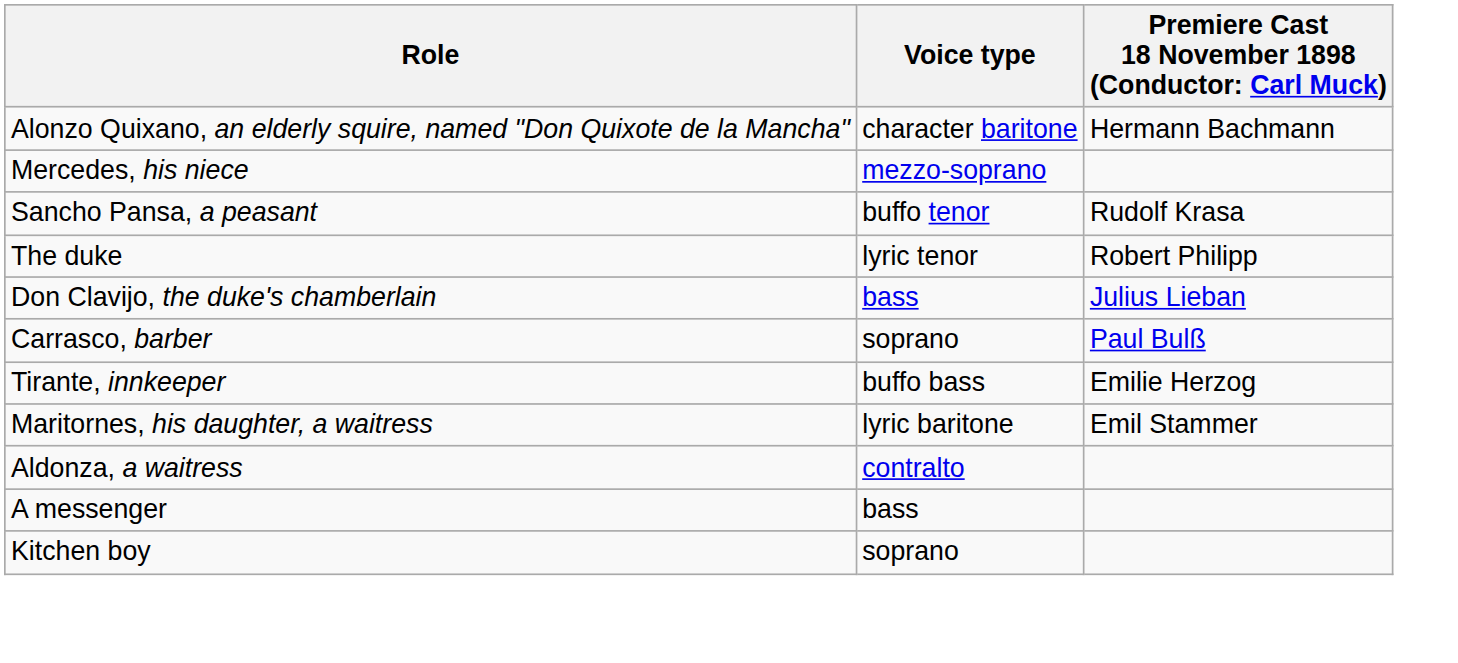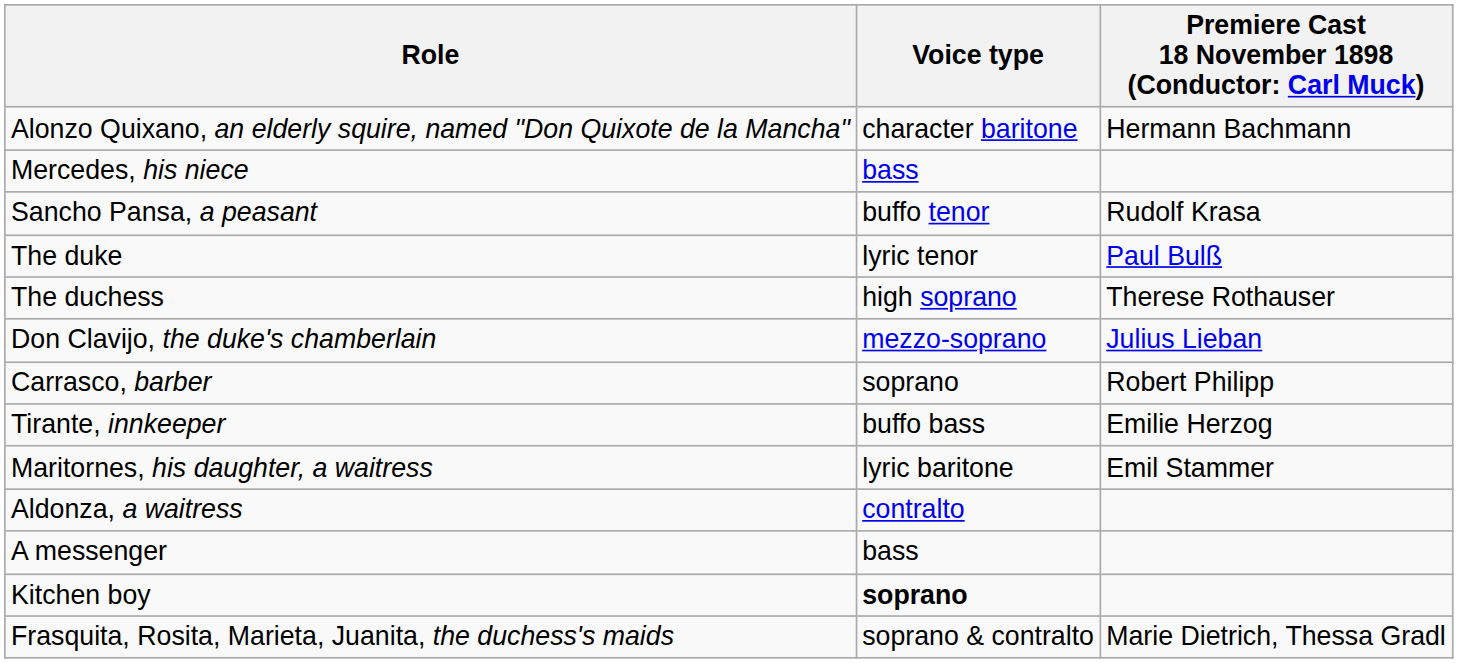(954, 170) mezzo-soprano -> (890, 170) bass
(1174, 255) Robert Philipp -> (1164, 255) Paul Bulß
+ row: (87, 297)
(890, 297) bass -> (954, 340) mezzo-soprano
(1148, 340) Paul Bulß -> (1190, 382) Robert Philipp
(910, 551) normal -> (915, 594) bold
+ row: (343, 636)
